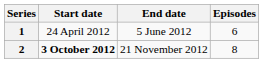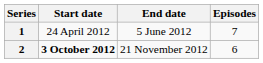(234, 31) 6 -> (234, 31) 7
(234, 49) 8 -> (234, 49) 6
